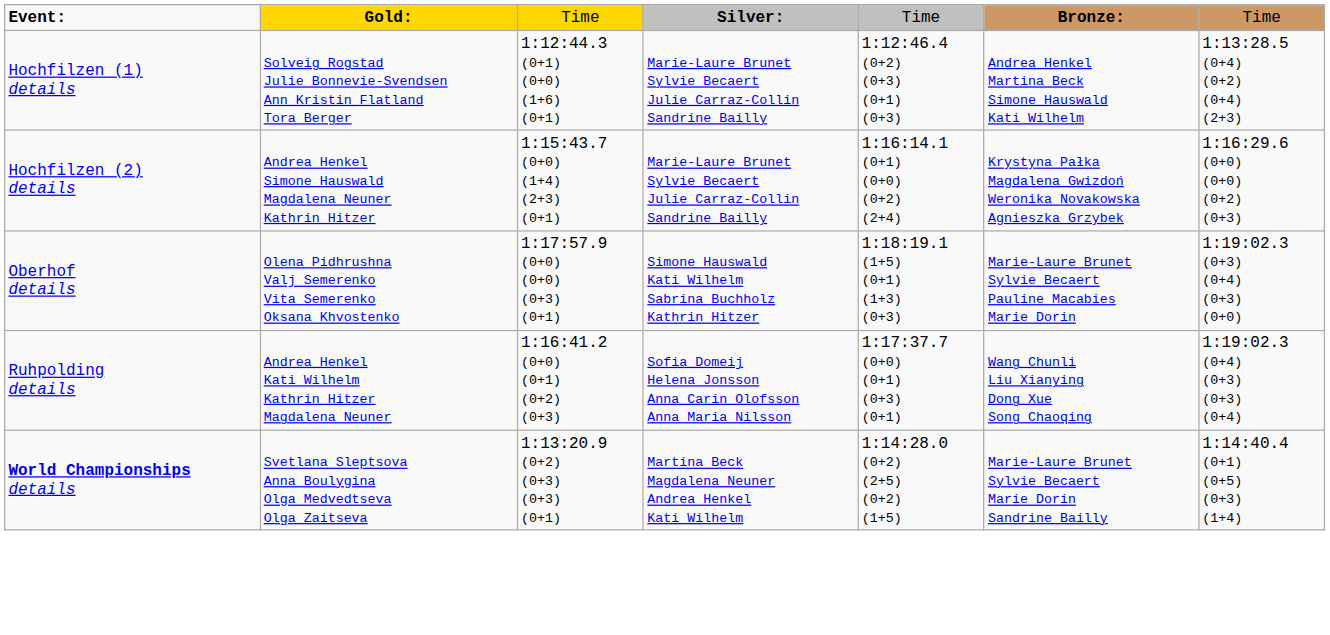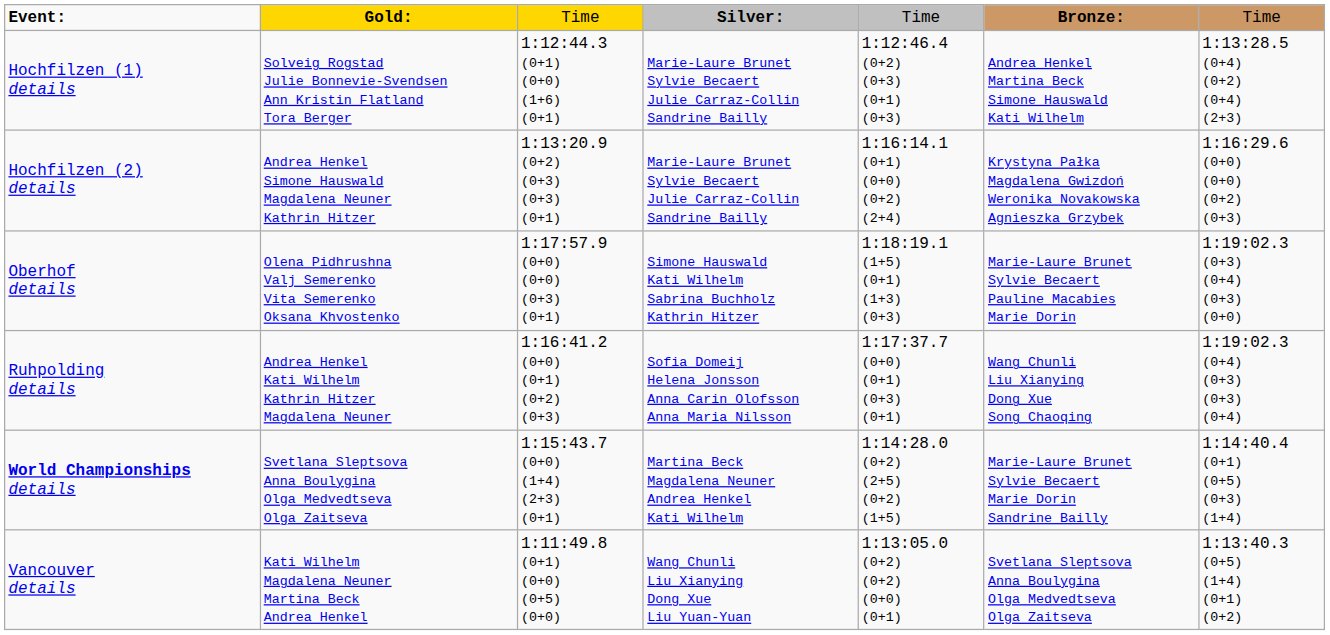(564, 180) 1:15:43.7 (0+0) (1+4) (2+3) (0+1) -> (564, 180) 1:13:20.9 (0+2) (0+3) (0+3) (0+1)
(564, 479) 1:13:20.9 (0+2) (0+3) (0+3) (0+1) -> (564, 479) 1:15:43.7 (0+0) (1+4) (2+3) (0+1)
+ row: (52, 580)
